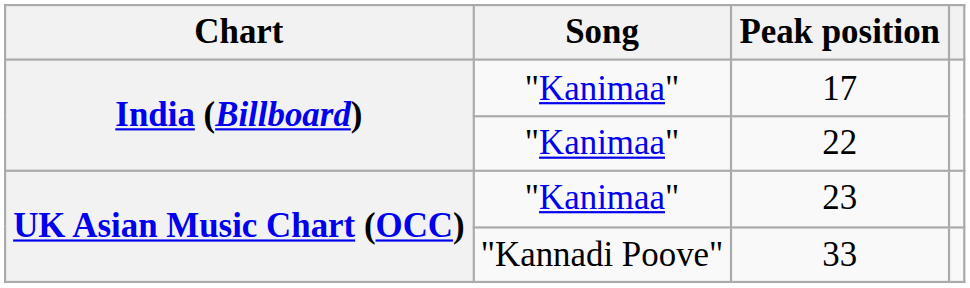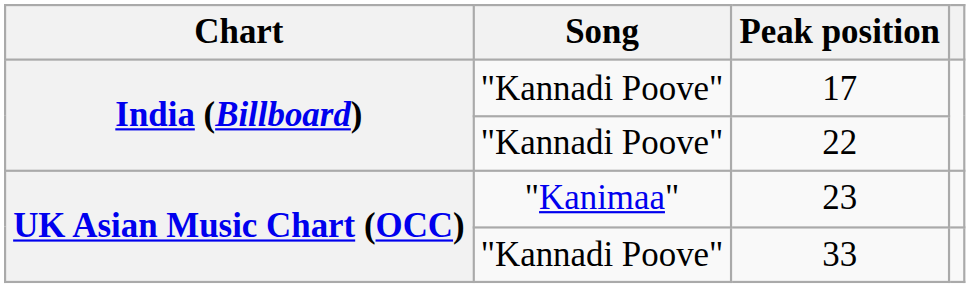(602, 87) "Kanimaa" -> (602, 87) "Kannadi Poove"
(602, 142) "Kanimaa" -> (602, 142) "Kannadi Poove"
